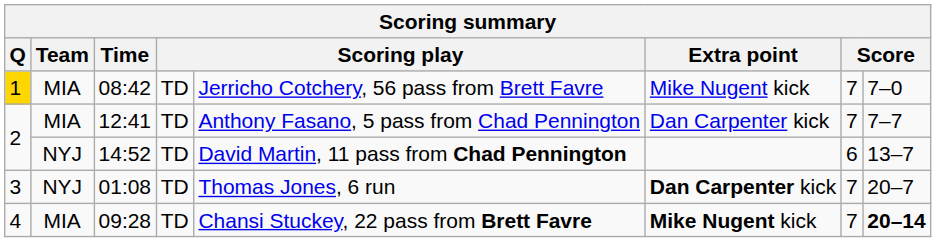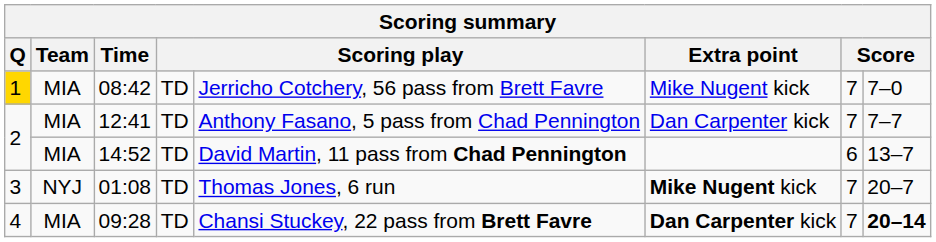(62, 154) NYJ -> (62, 154) MIA
(743, 188) Dan Carpenter kick -> (733, 188) Mike Nugent kick
(733, 221) Mike Nugent kick -> (743, 221) Dan Carpenter kick
